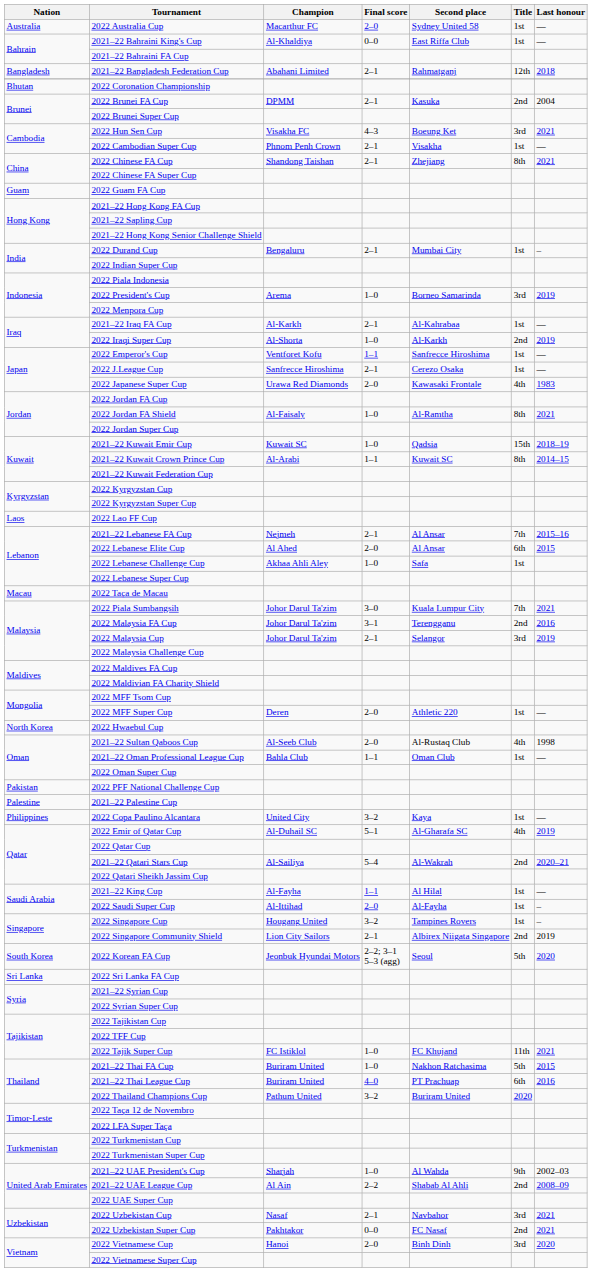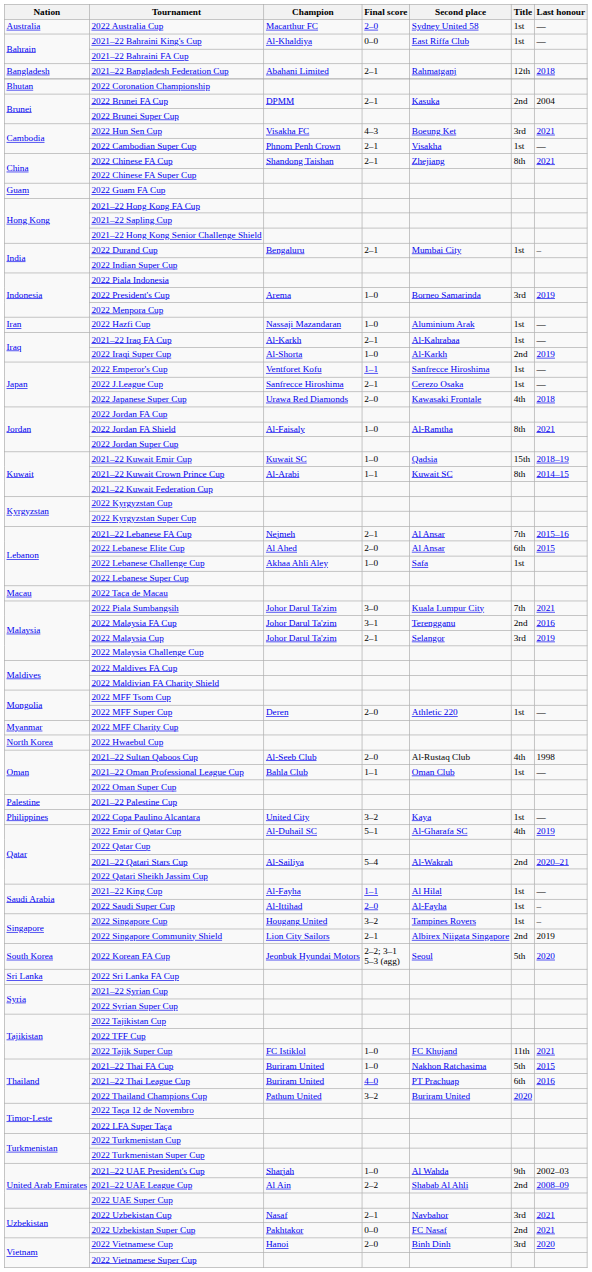+ row: (121, 325)
(546, 384) 1983 -> (546, 399) 2018
- row: (124, 518)
+ row: (135, 727)
- row: (155, 787)
